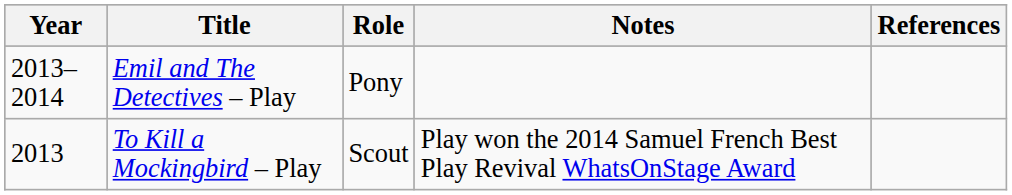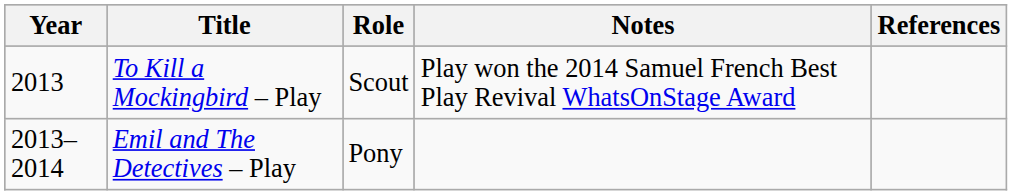rows swapped: (217, 153) <-> (204, 82)
